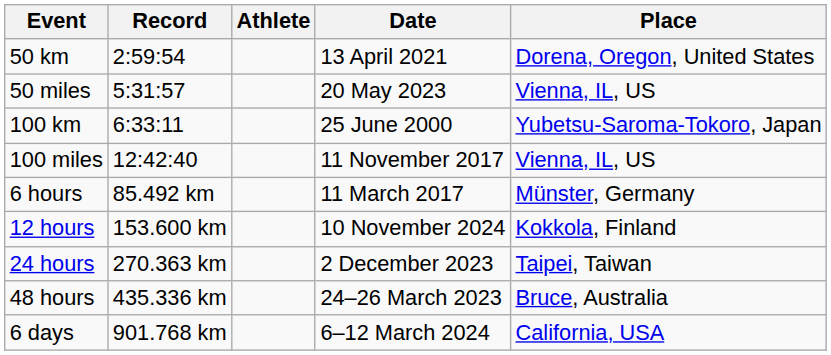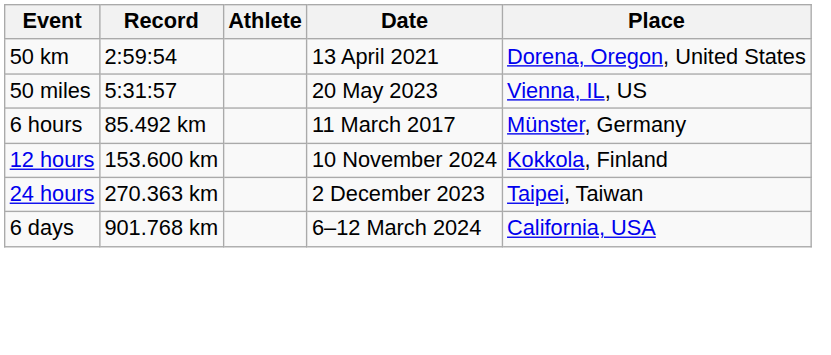- row: (45, 125)
- row: (56, 159)
- row: (52, 297)
